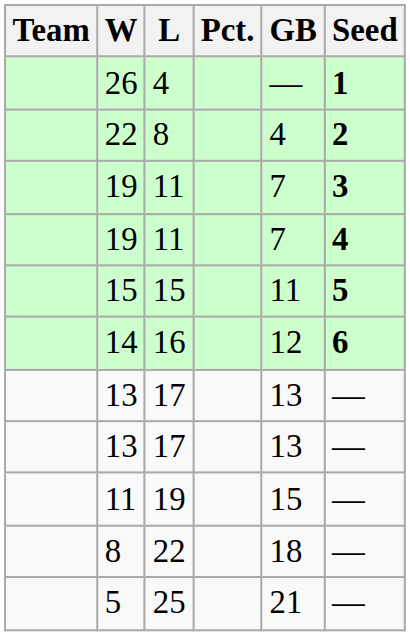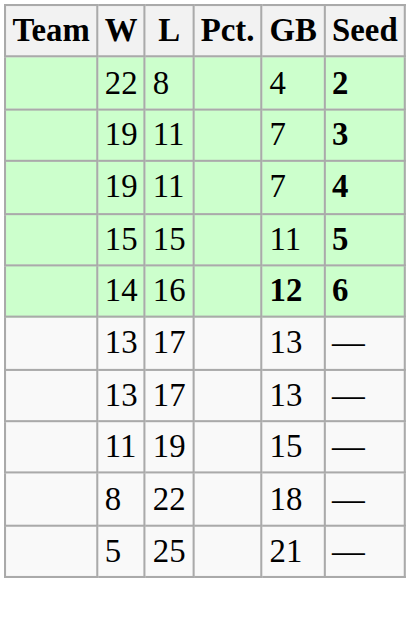- row: (121, 82)
(286, 342) normal -> (286, 290) bold
